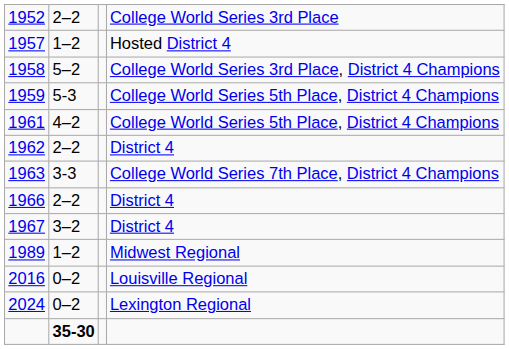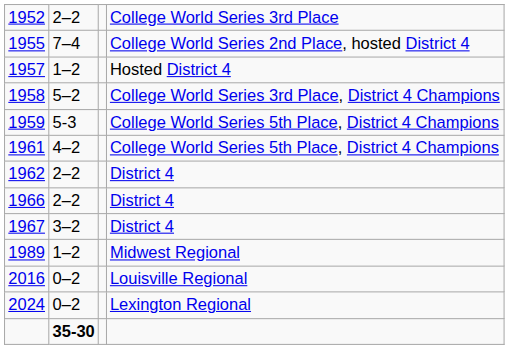+ row: (27, 43)
- row: (27, 174)
